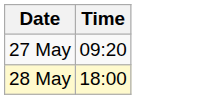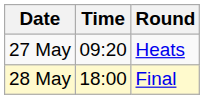+ column: (165, 19)
